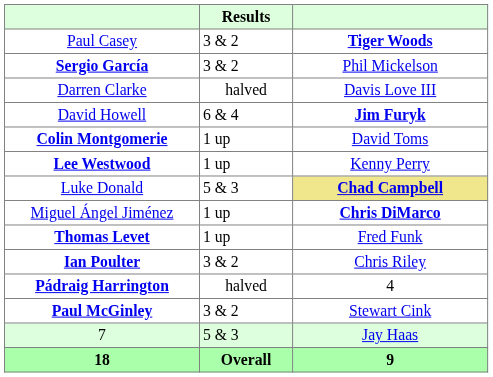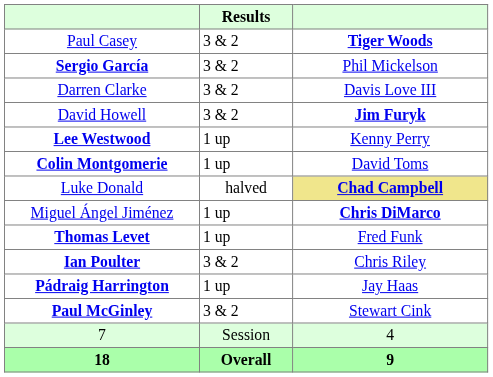(246, 90) halved -> (221, 90) 3 & 2
(221, 114) 6 & 4 -> (221, 114) 3 & 2
rows swapped: (102, 163) <-> (102, 139)
(221, 188) 5 & 3 -> (246, 188) halved
(246, 286) halved -> (217, 286) 1 up
(390, 286) 4 -> (390, 286) Jay Haas
(221, 335) 5 & 3 -> (246, 335) Session
(390, 335) Jay Haas -> (390, 335) 4
